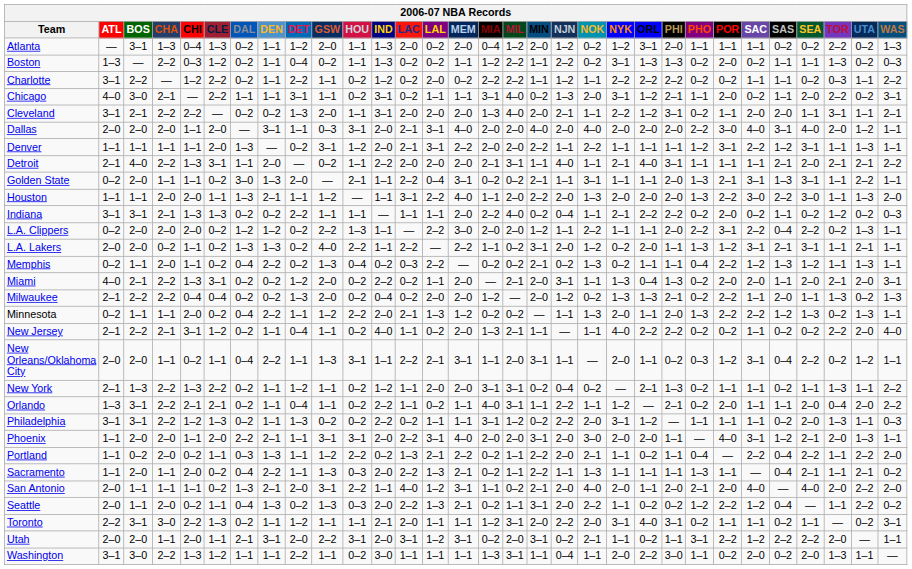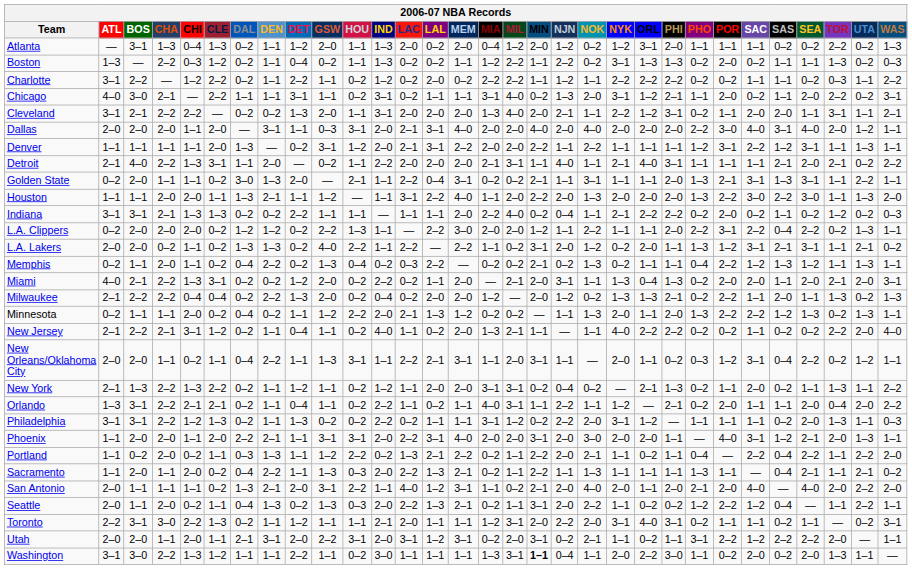(864, 163) 2–1 -> (864, 163) 0–2
(892, 247) 1–1 -> (892, 247) 0–2
(272, 298) 0–2 -> (272, 298) 2–2
(272, 314) 2–2 -> (272, 314) 0–2
(756, 388) 1–1 -> (756, 388) 2–0
(892, 505) 0–2 -> (892, 505) 1–1
(539, 556) normal -> (539, 556) bold
